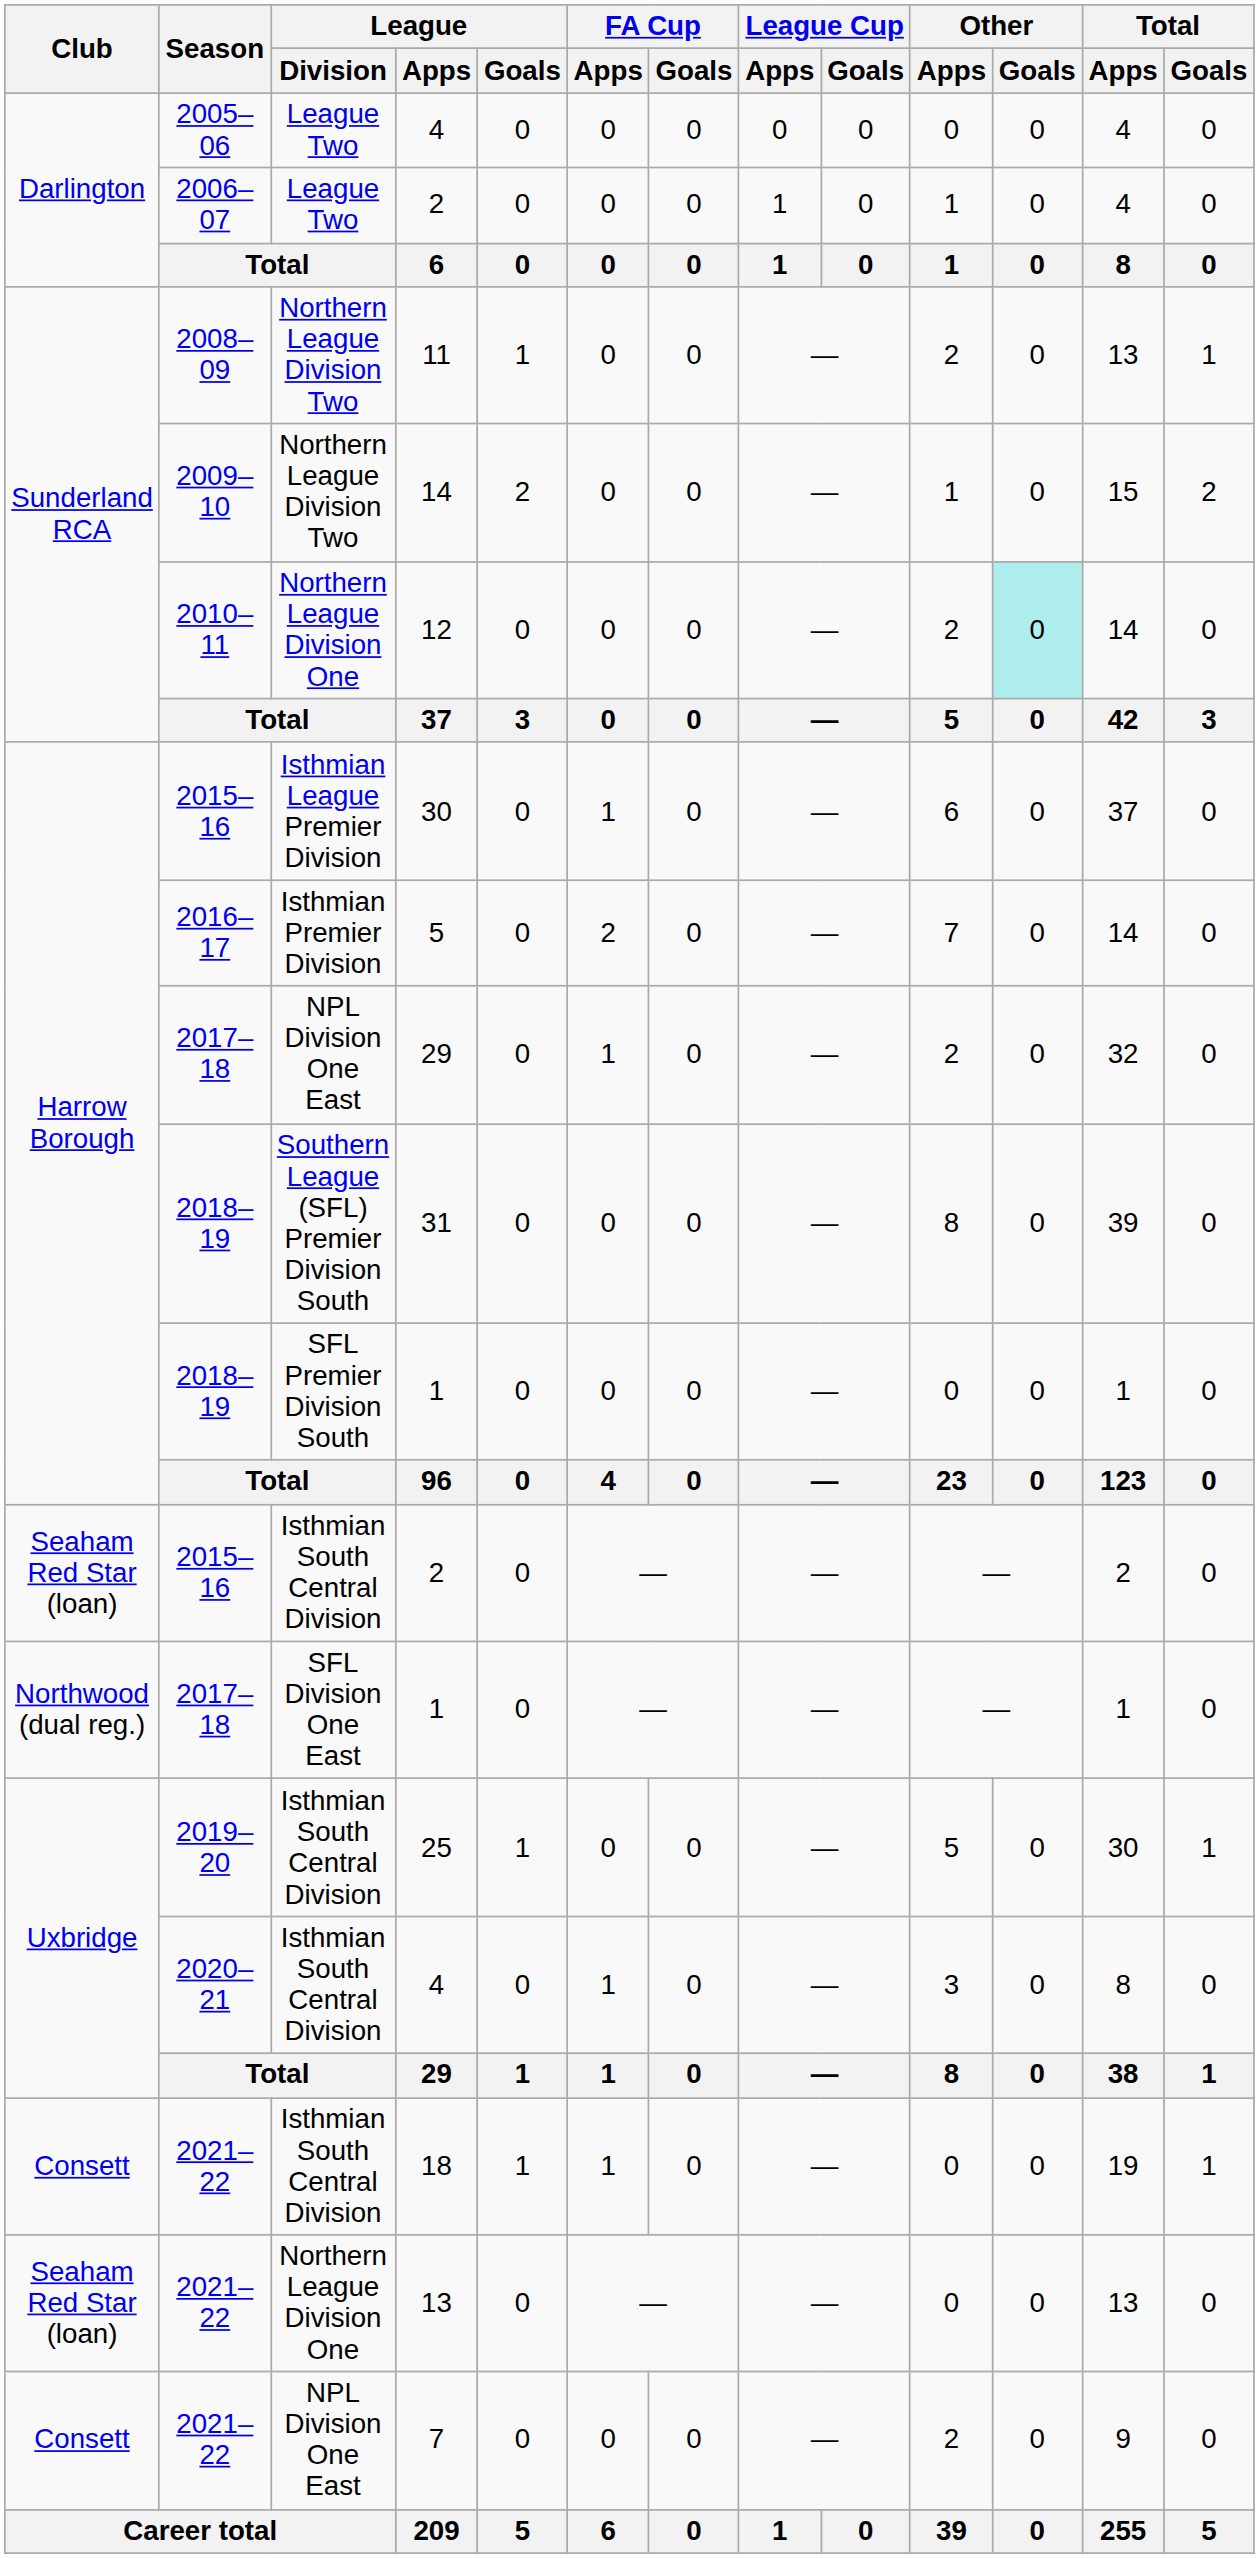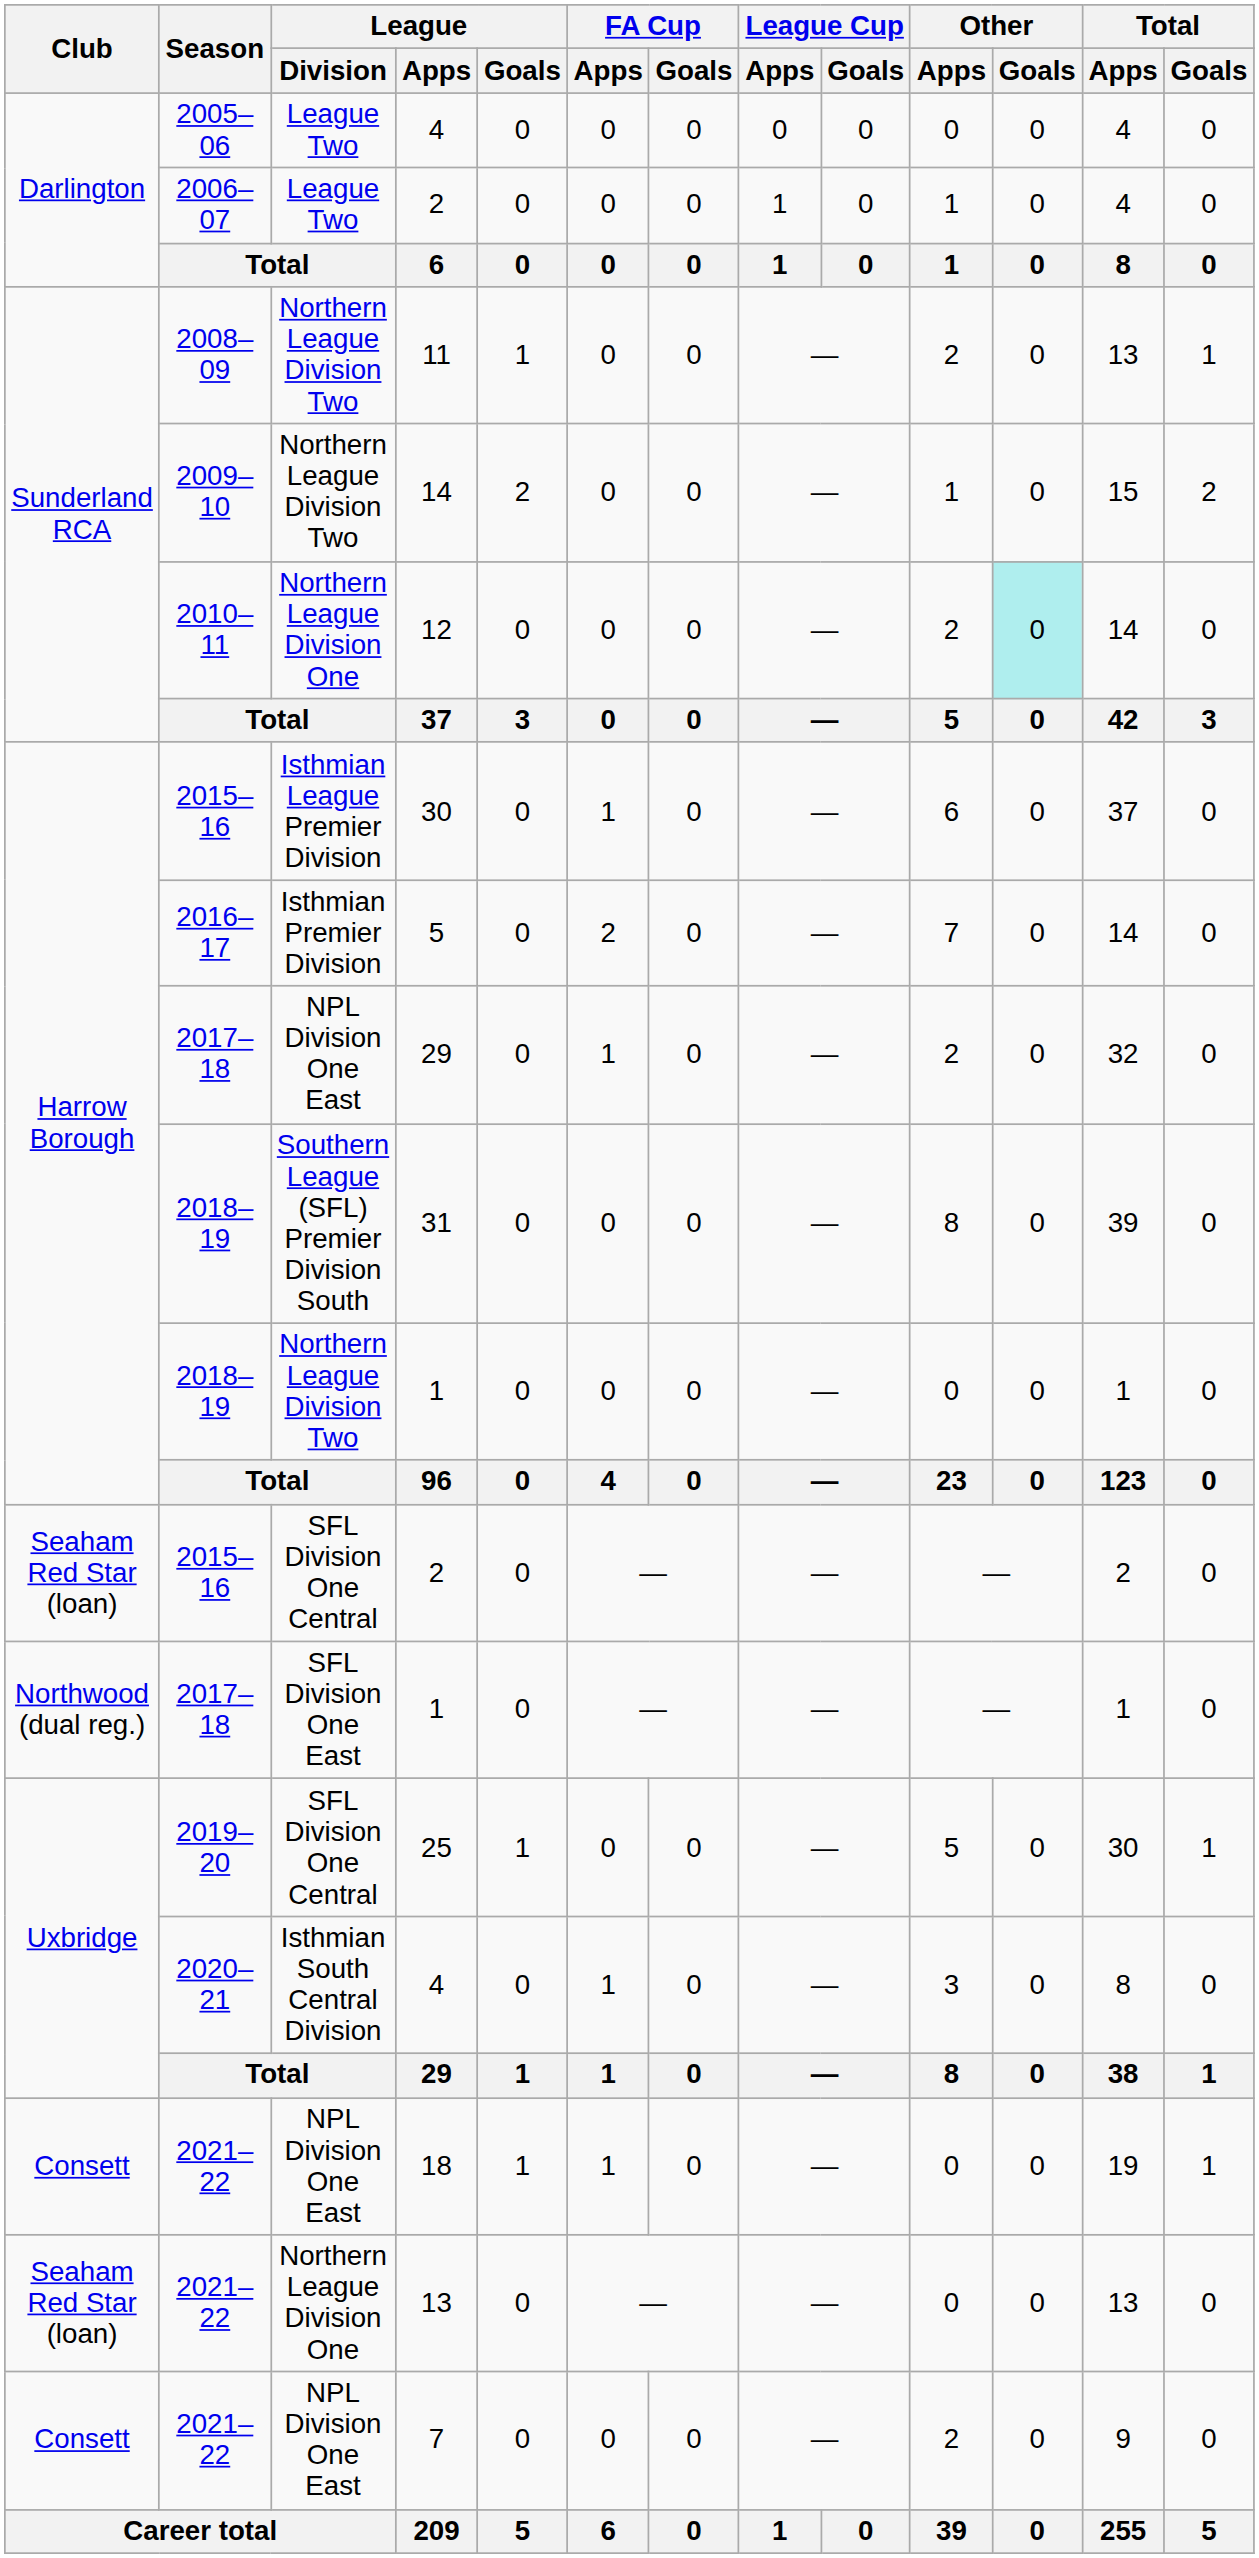(333, 1391) SFL Premier Division South -> (333, 1391) Northern League Division Two
(333, 1572) Isthmian South Central Division -> (333, 1572) SFL Division One Central
(333, 1847) Isthmian South Central Division -> (333, 1847) SFL Division One Central
(333, 2165) Isthmian South Central Division -> (333, 2165) NPL Division One East
